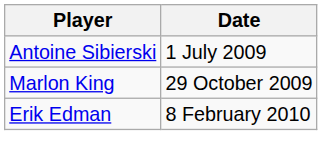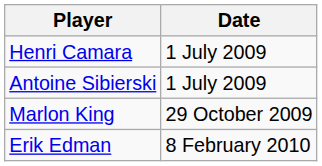+ row: (71, 52)
